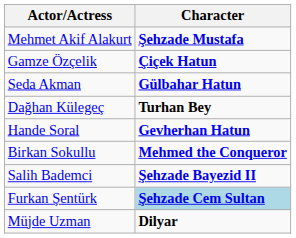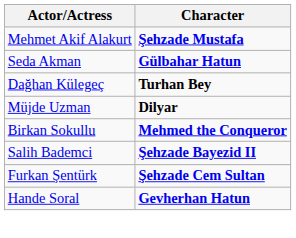- row: (52, 61)
rows swapped: (44, 130) <-> (49, 221)
(202, 198) lightblue background -> (202, 175) no background
